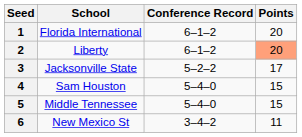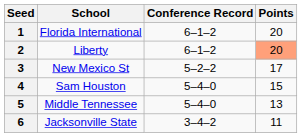(91, 68) Jacksonville State -> (91, 68) New Mexico St
(276, 104) 15 -> (276, 104) 13
(91, 123) New Mexico St -> (91, 123) Jacksonville State
